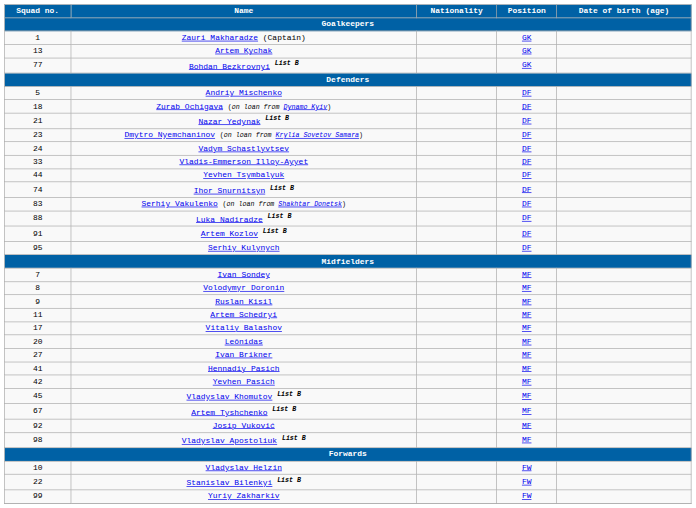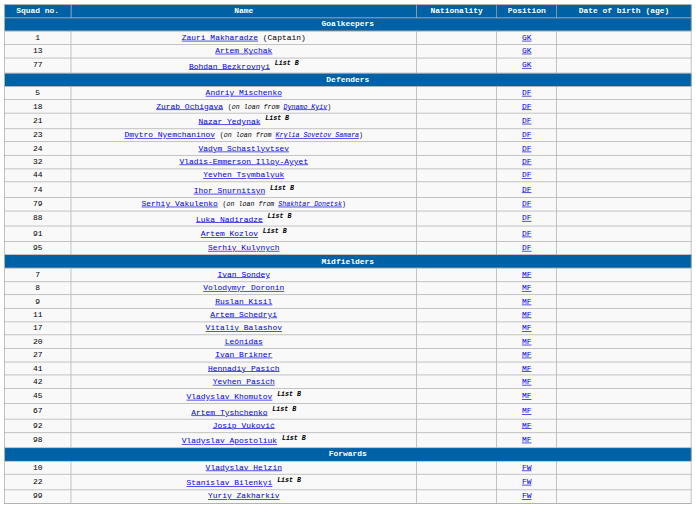(38, 162) 33 -> (38, 162) 32
(38, 204) 83 -> (38, 204) 79
